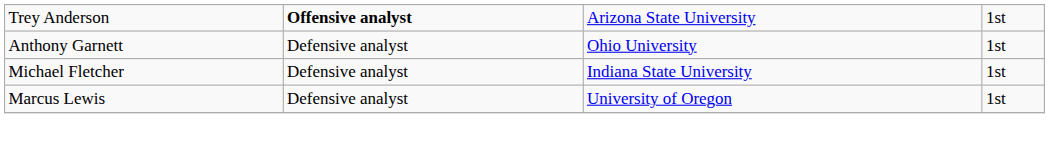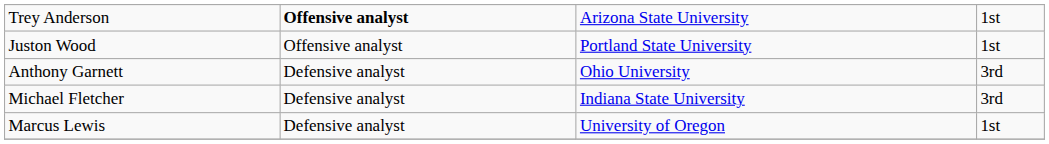+ row: (52, 44)
(996, 44) 1st -> (992, 71) 3rd
(996, 71) 1st -> (992, 98) 3rd
